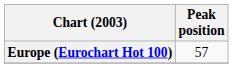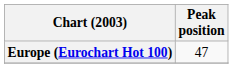(201, 52) 57 -> (201, 52) 47
